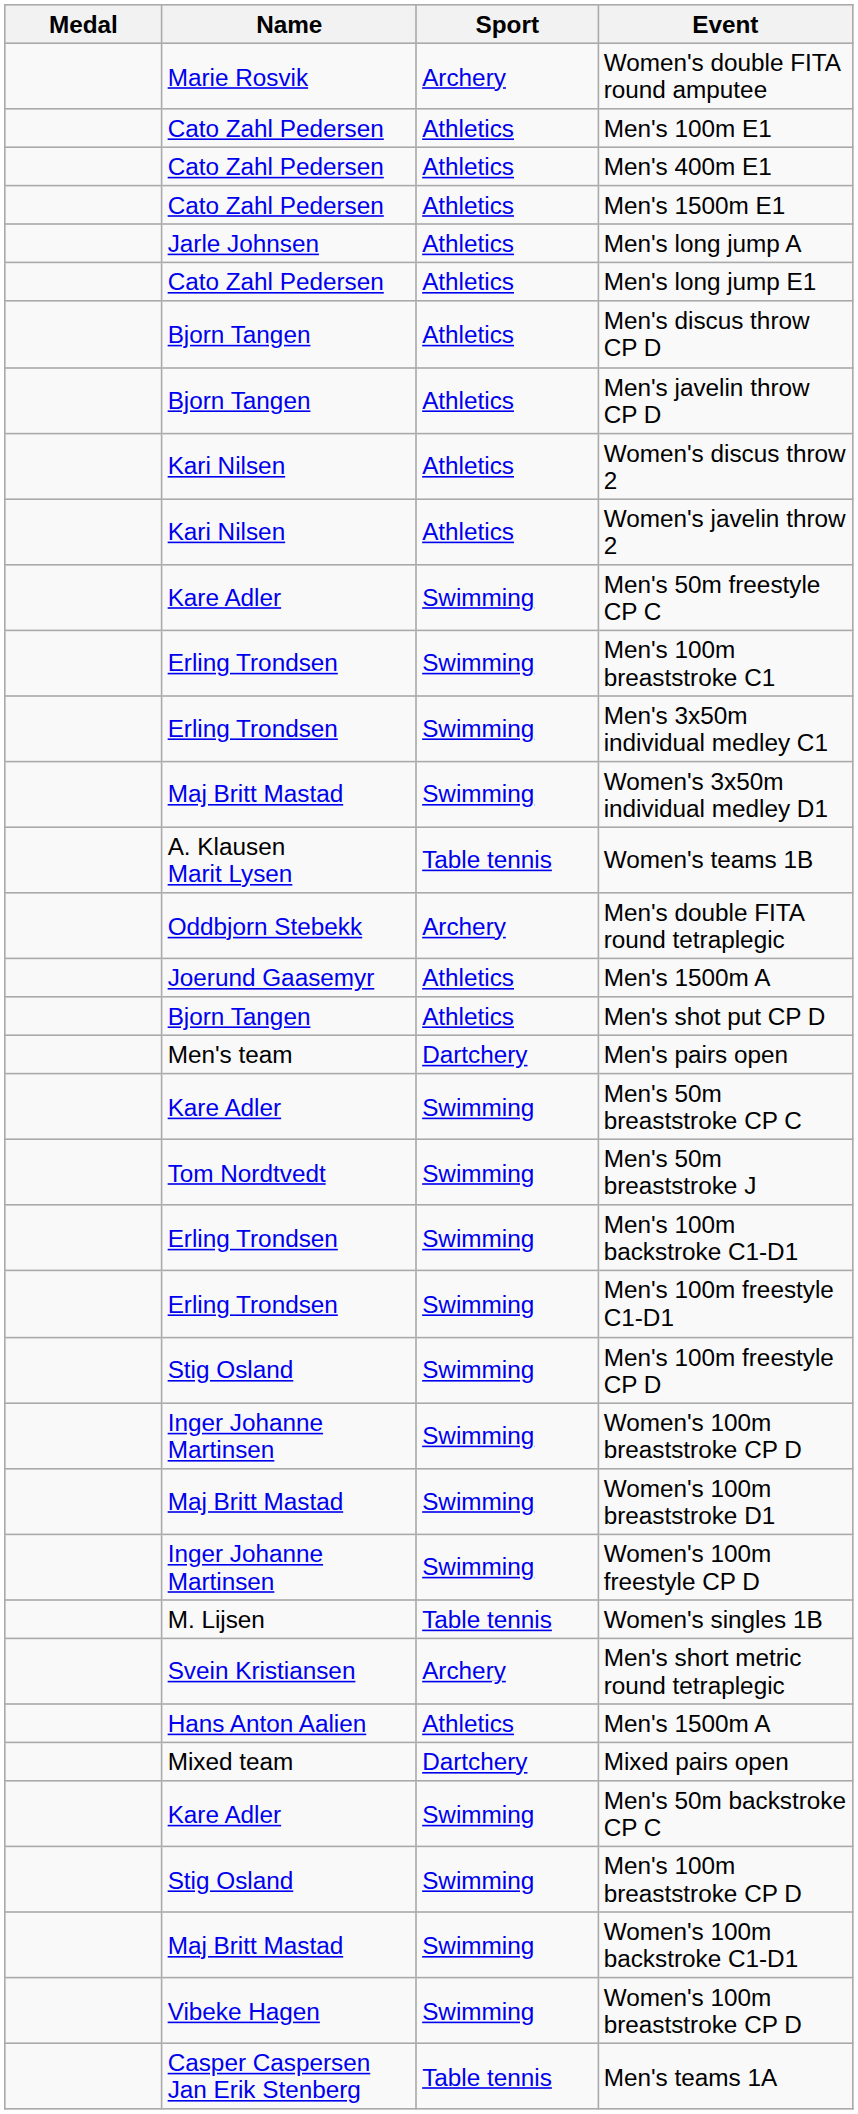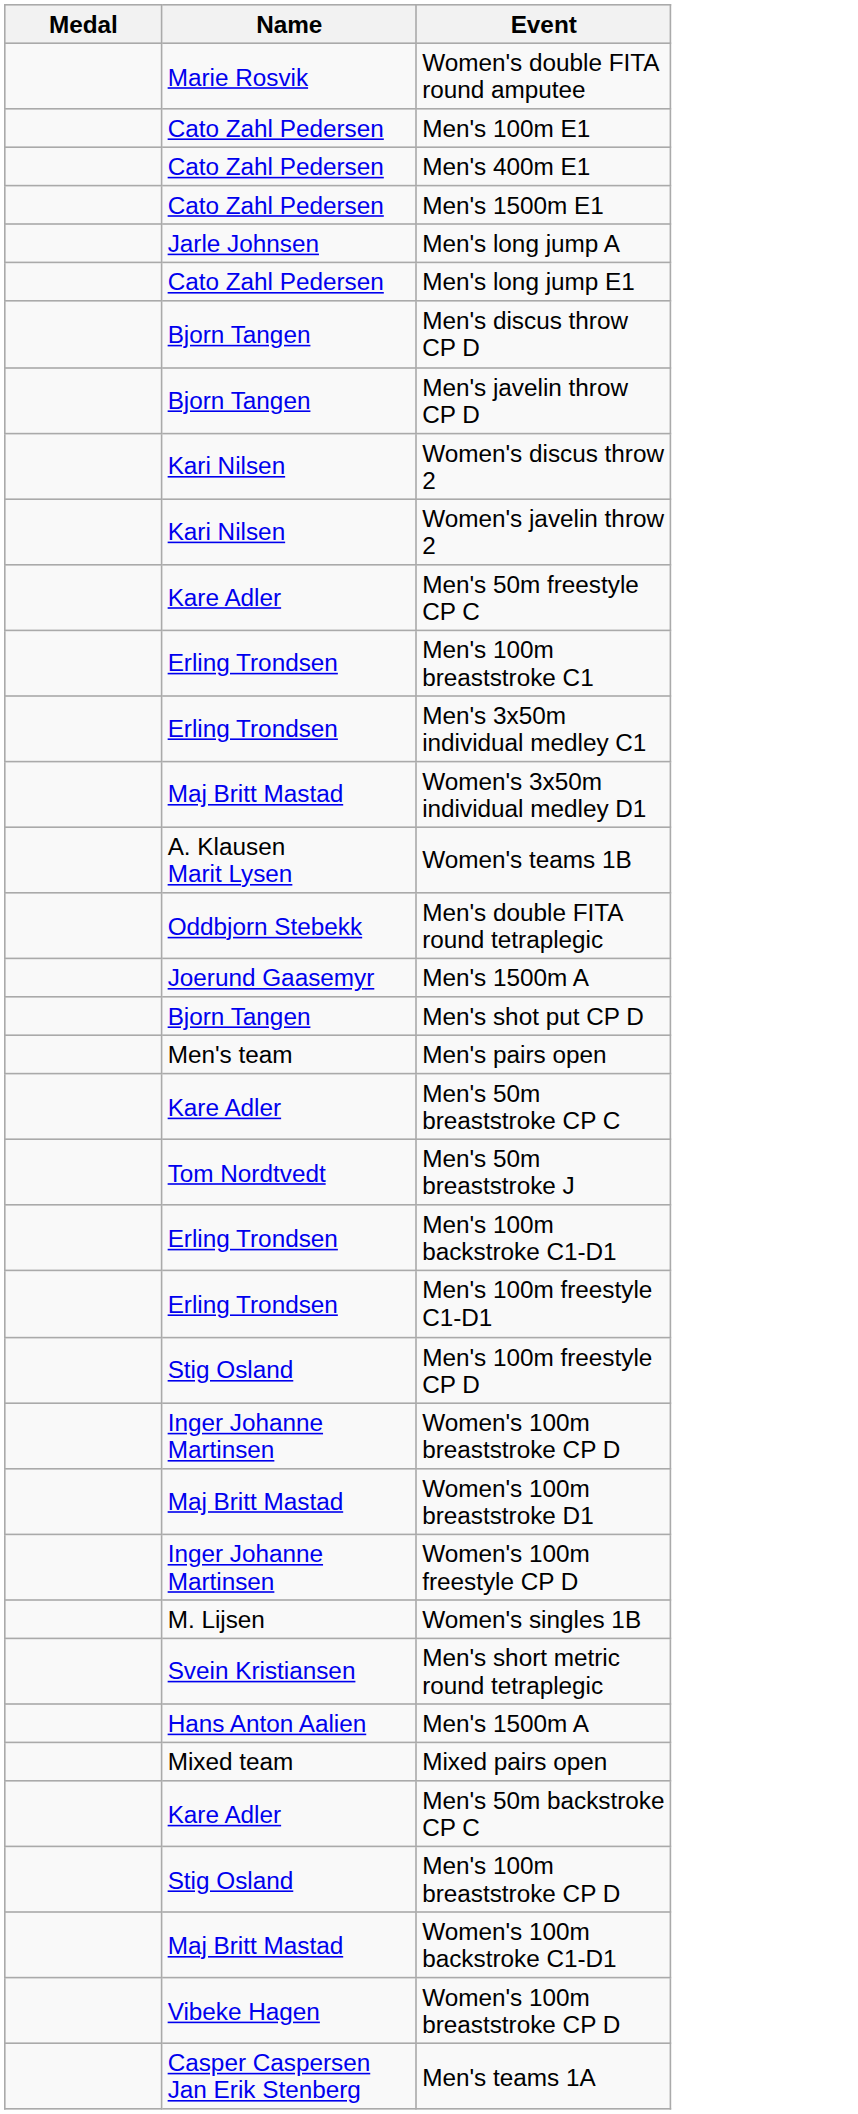- column: (507, 24)
